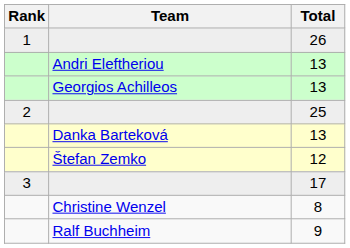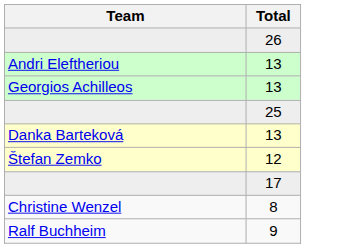- column: (27, 16)
